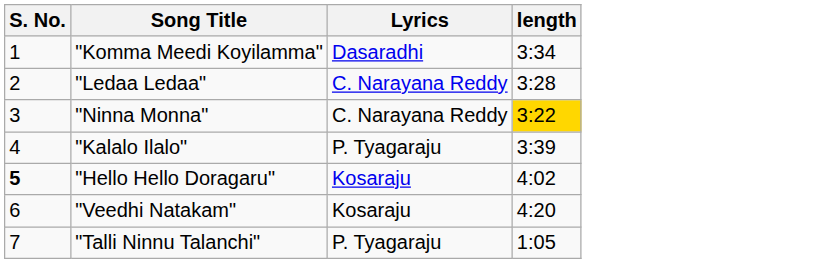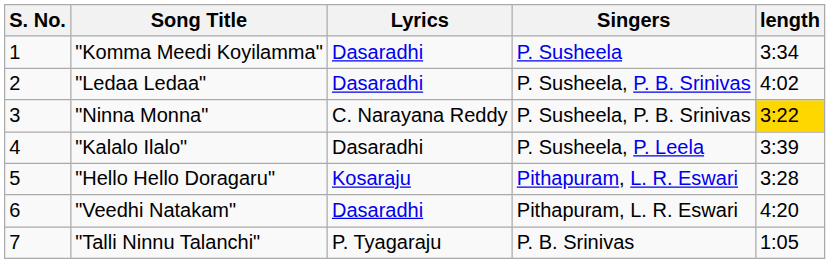+ column: (634, 20)
(420, 83) C. Narayana Reddy -> (378, 83) Dasaradhi
(536, 83) 3:28 -> (779, 83) 4:02
(387, 147) P. Tyagaraju -> (378, 147) Dasaradhi
(15, 178) bold -> (15, 178) normal
(536, 178) 4:02 -> (779, 178) 3:28
(371, 210) Kosaraju -> (378, 210) Dasaradhi
